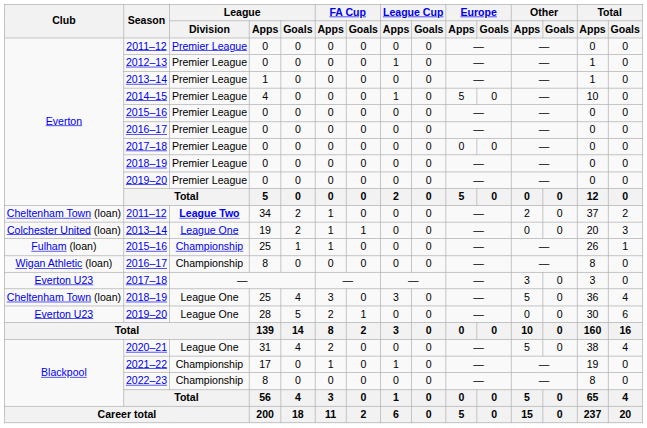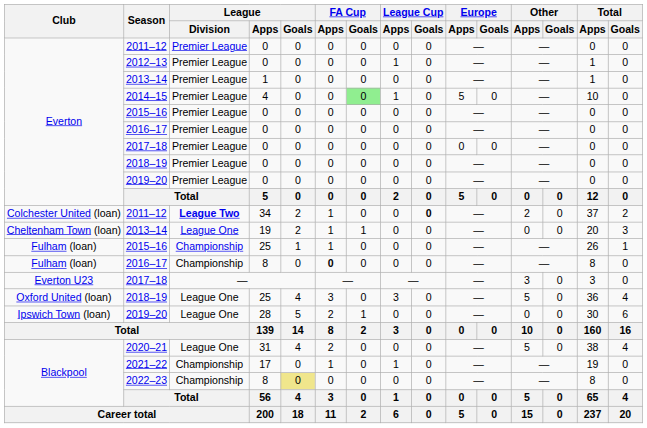(363, 96) no background -> (363, 96) lightgreen background
(64, 213) Cheltenham Town (loan) -> (64, 213) Colchester United (loan)
(429, 213) normal -> (429, 213) bold
(64, 230) Colchester United (loan) -> (64, 230) Cheltenham Town (loan)
(64, 264) Wigan Athletic (loan) -> (64, 264) Fulham (loan)
(331, 264) normal -> (331, 264) bold
(64, 297) Cheltenham Town (loan) -> (64, 297) Oxford United (loan)
(64, 314) Everton U23 -> (64, 314) Ipswich Town (loan)
(298, 381) no background -> (298, 381) khaki background
